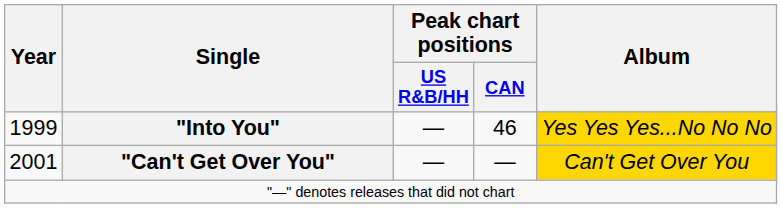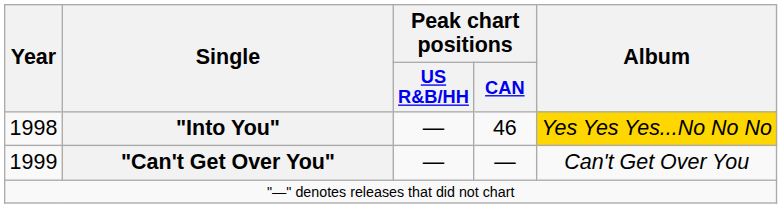(33, 128) 1999 -> (33, 128) 1998
(33, 162) 2001 -> (33, 162) 1999
(657, 162) gold background -> (657, 162) no background
